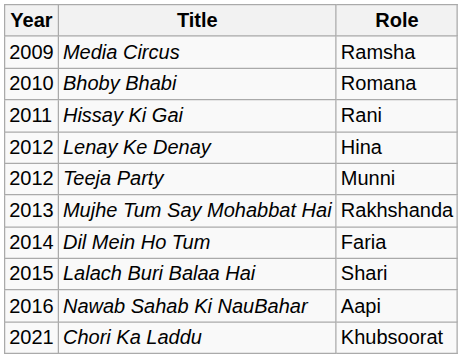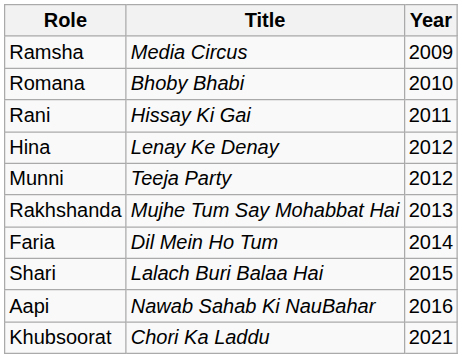columns swapped: (31, 20) <-> (397, 20)
